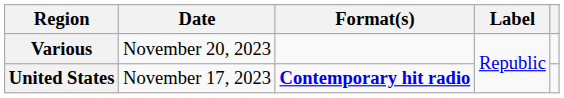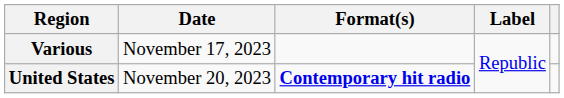(197, 48) November 20, 2023 -> (197, 48) November 17, 2023
(197, 78) November 17, 2023 -> (197, 78) November 20, 2023
